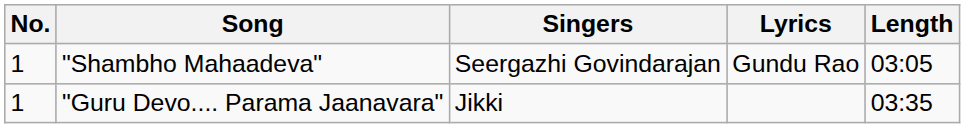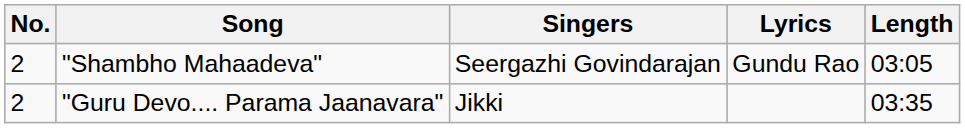(17, 63) 1 -> (17, 63) 2
(17, 102) 1 -> (17, 102) 2
